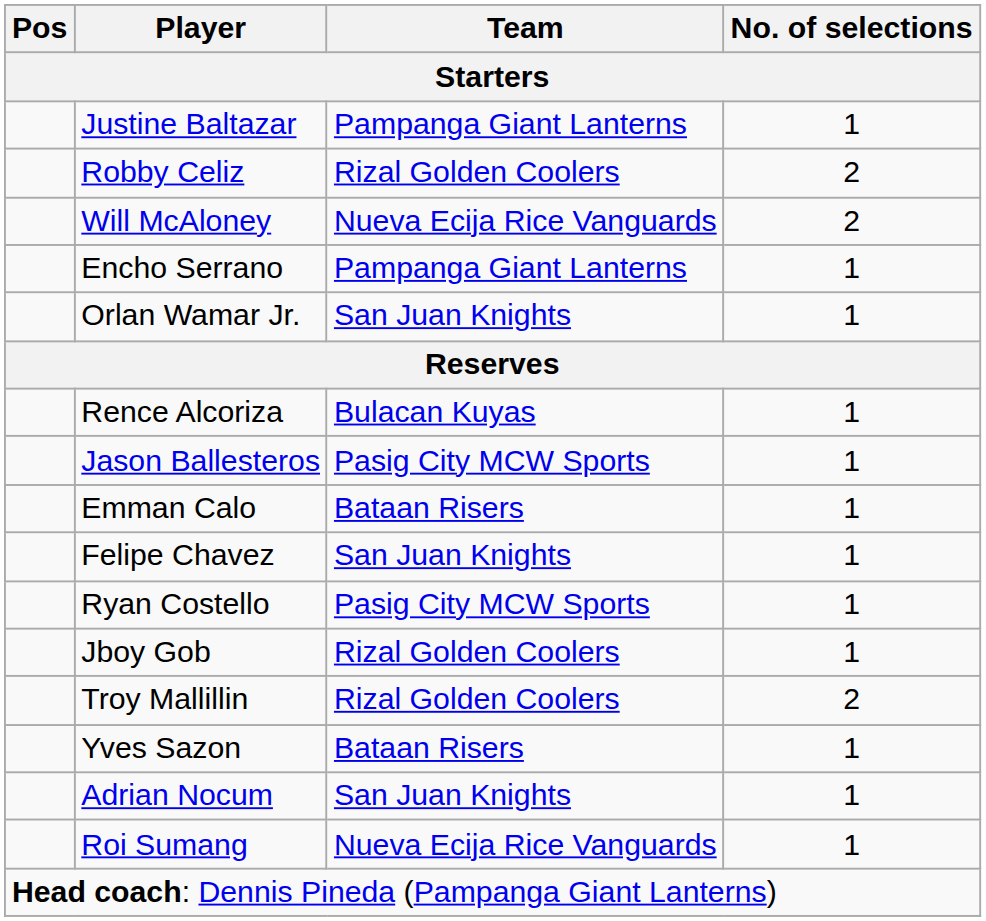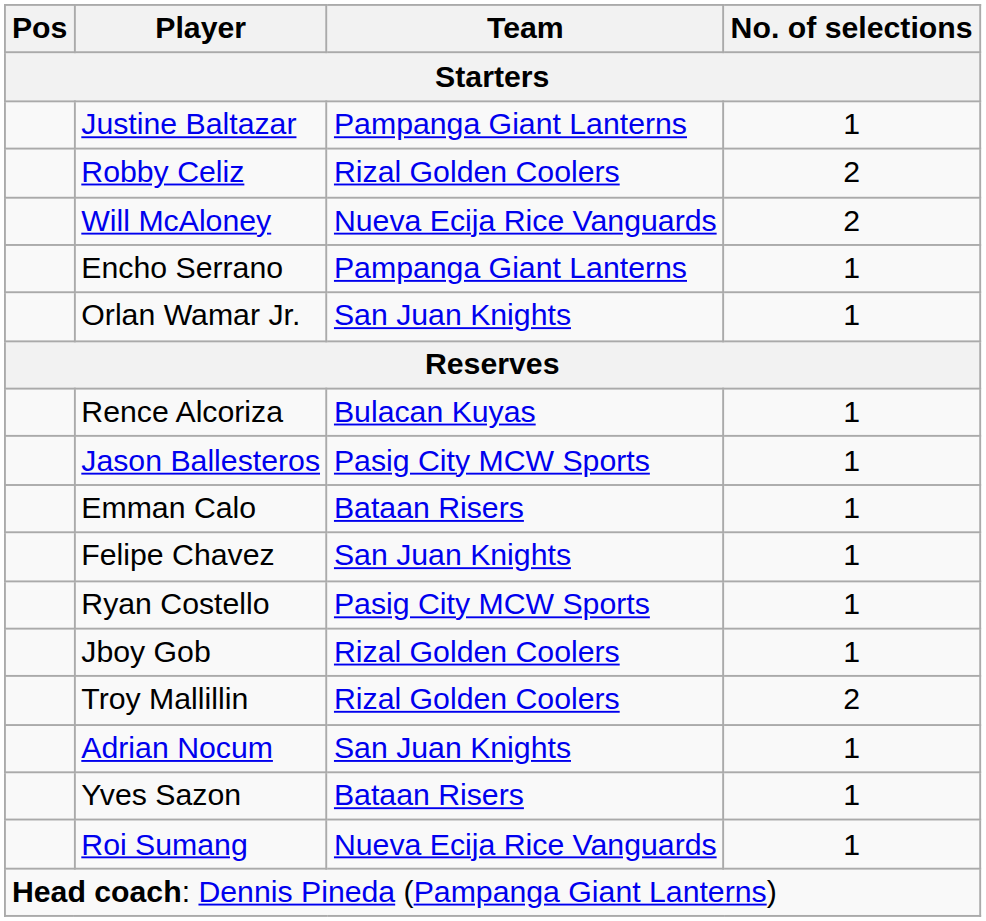rows swapped: (177, 795) <-> (161, 747)
